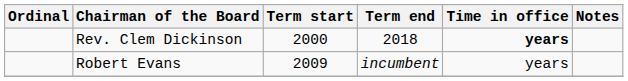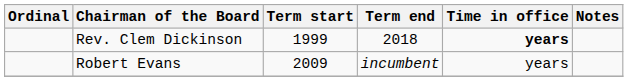(310, 40) 2000 -> (310, 40) 1999
